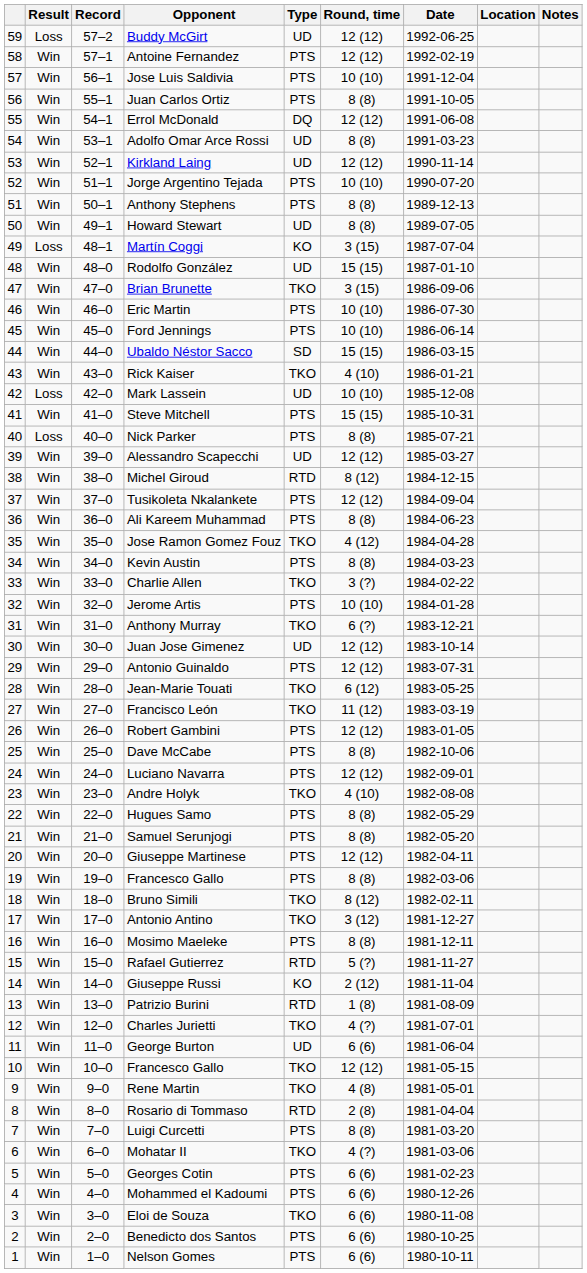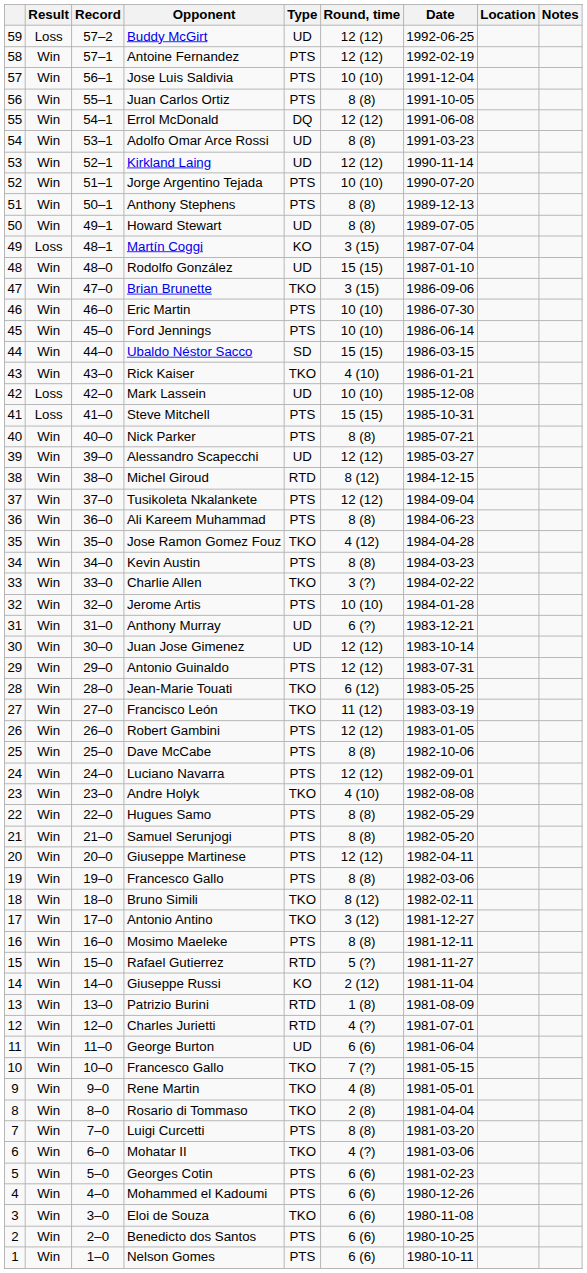(49, 415) Win -> (49, 415) Loss
(49, 436) Loss -> (49, 436) Win
(302, 625) TKO -> (302, 625) UD
(302, 1025) TKO -> (302, 1025) RTD
(362, 1068) 12 (12) -> (362, 1068) 7 (?)
(302, 1110) RTD -> (302, 1110) TKO
